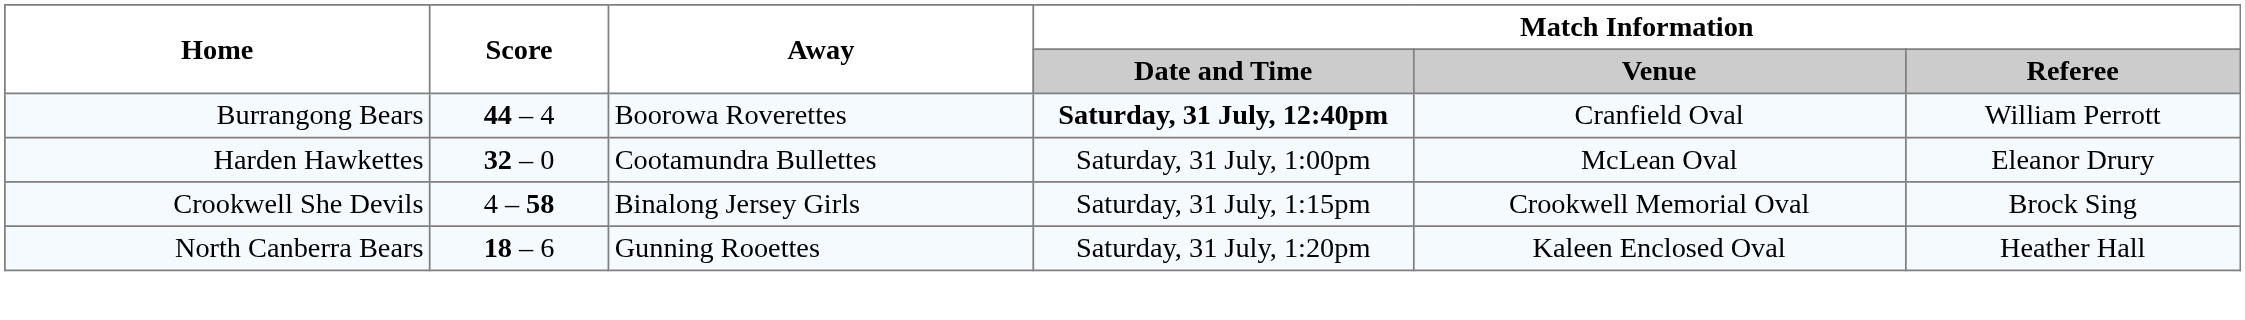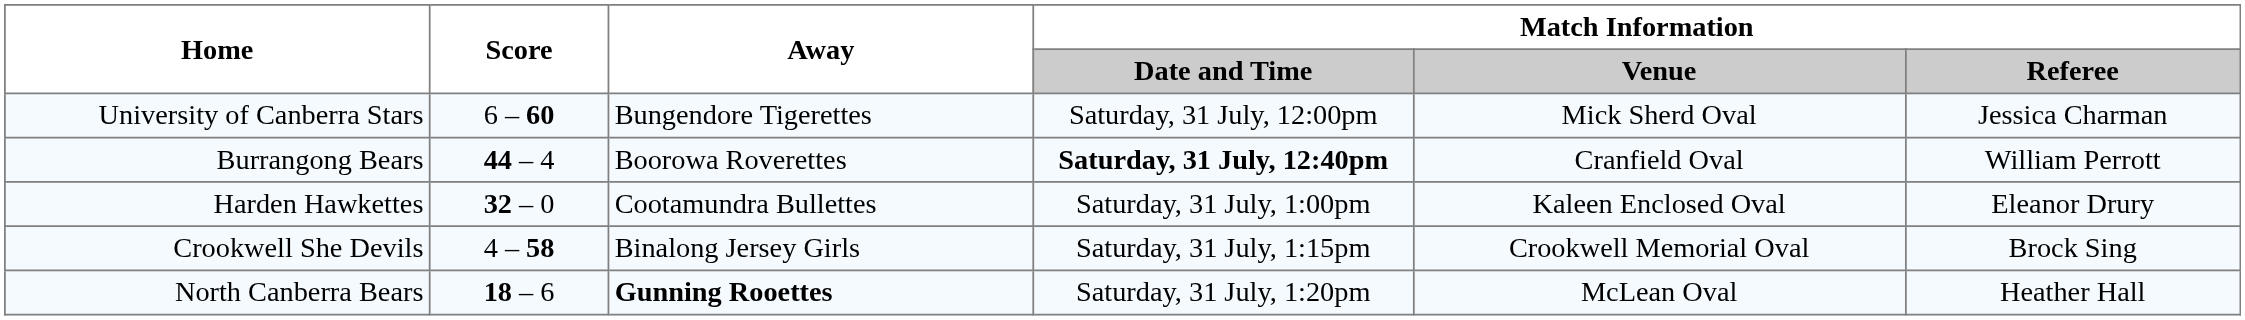+ row: (261, 115)
(1659, 159) McLean Oval -> (1659, 203) Kaleen Enclosed Oval
(717, 247) normal -> (724, 292) bold
(1659, 247) Kaleen Enclosed Oval -> (1659, 292) McLean Oval
